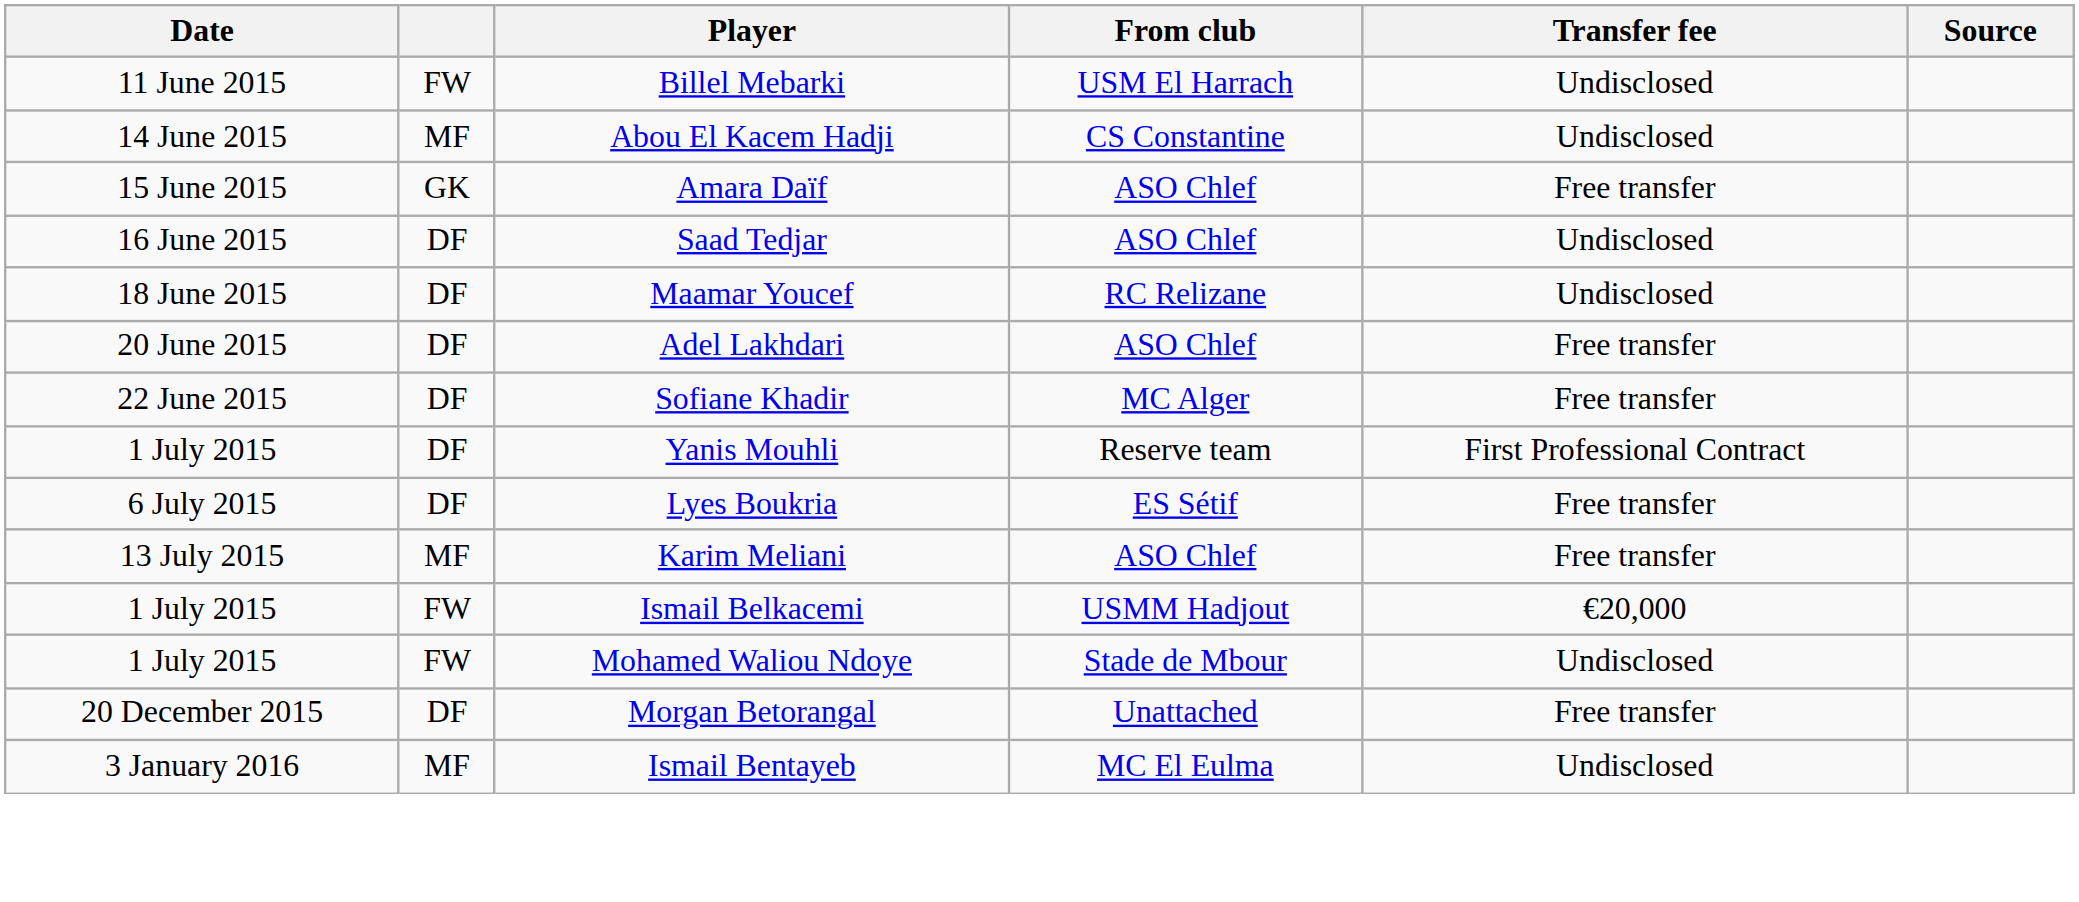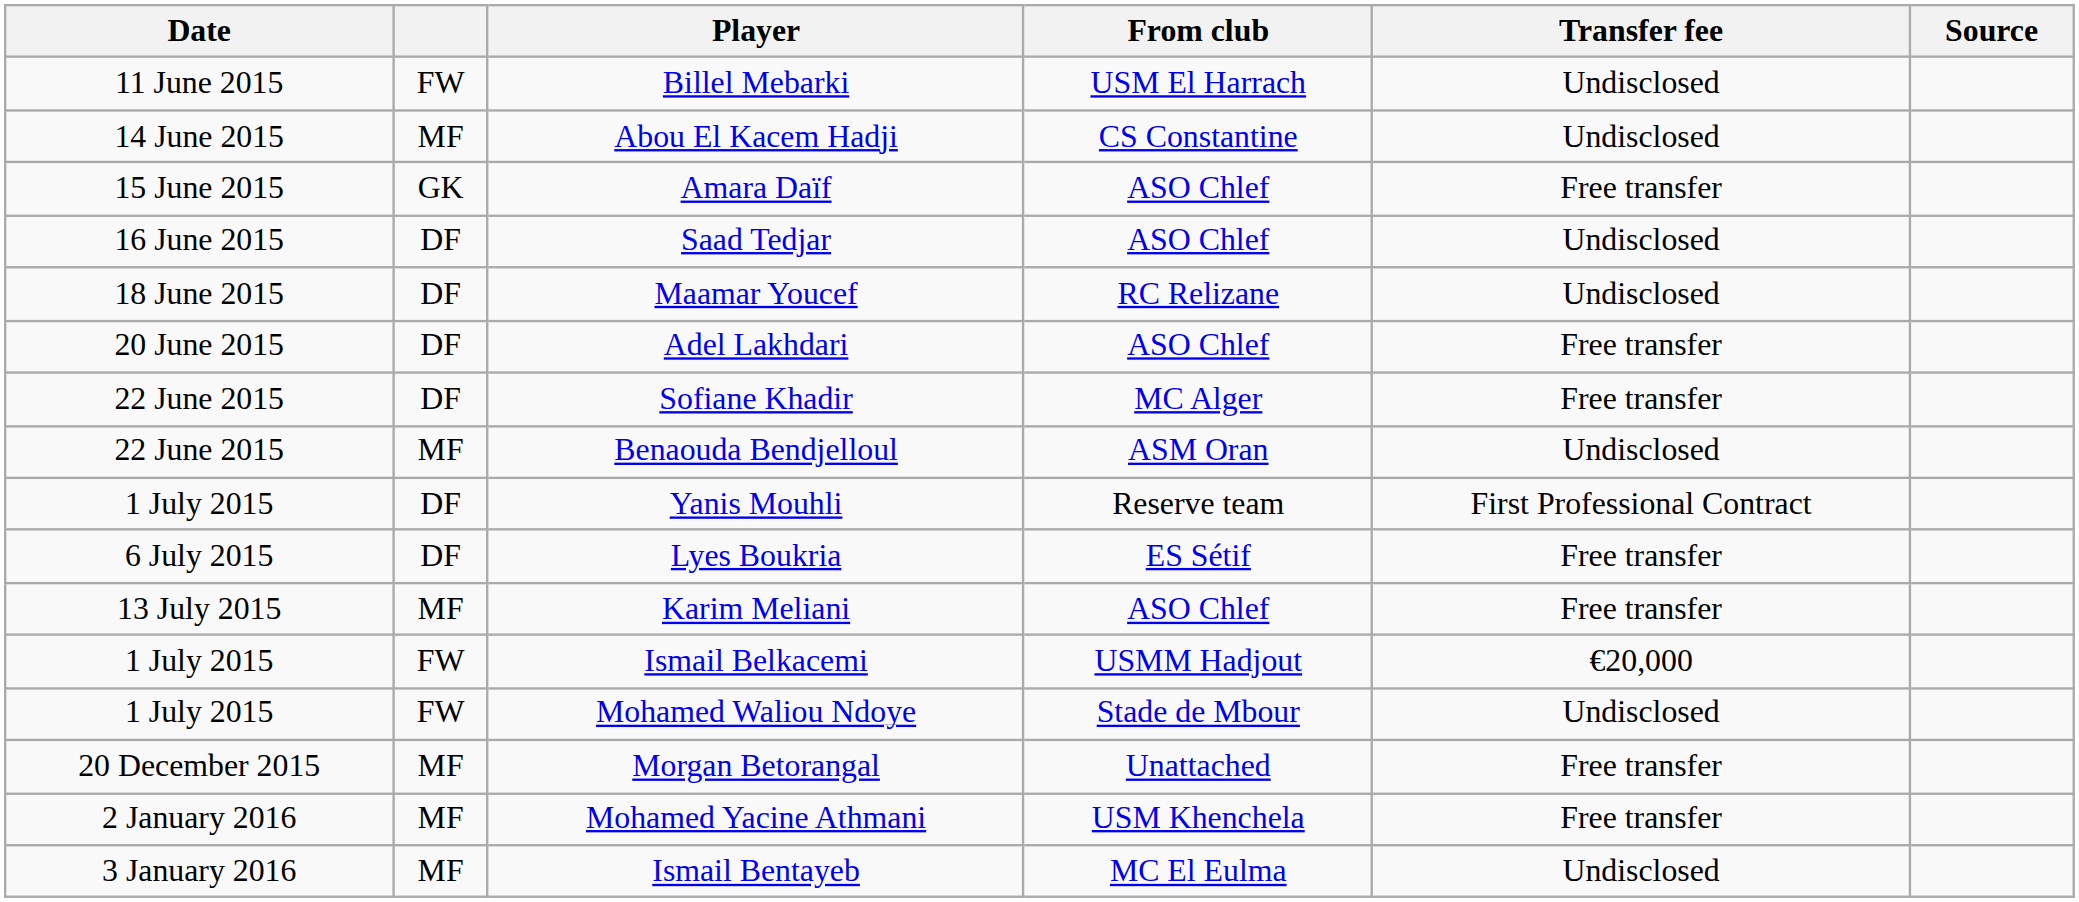+ row: (756, 450)
(447, 712) DF -> (441, 765) MF
+ row: (756, 817)
